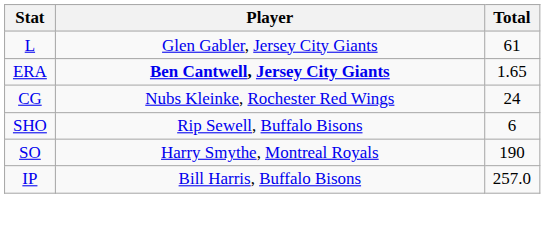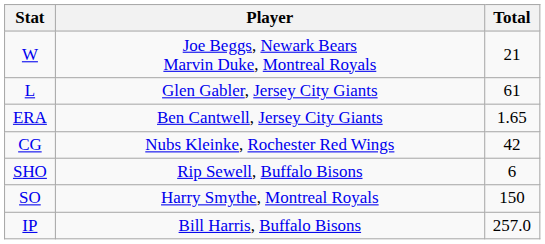+ row: (30, 54)
(270, 71) bold -> (270, 117) normal
(512, 98) 24 -> (512, 144) 42
(512, 152) 190 -> (512, 198) 150
